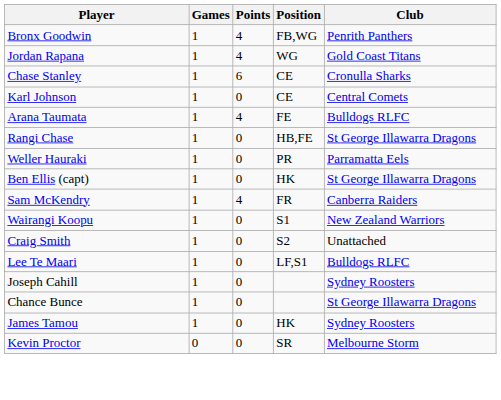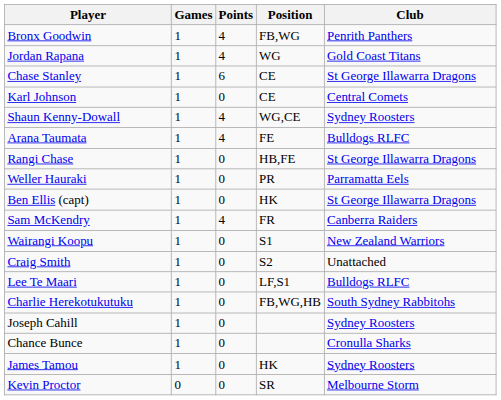(369, 76) Cronulla Sharks -> (402, 76) St George Illawarra Dragons
+ row: (64, 117)
+ row: (70, 302)
(402, 302) St George Illawarra Dragons -> (369, 343) Cronulla Sharks
